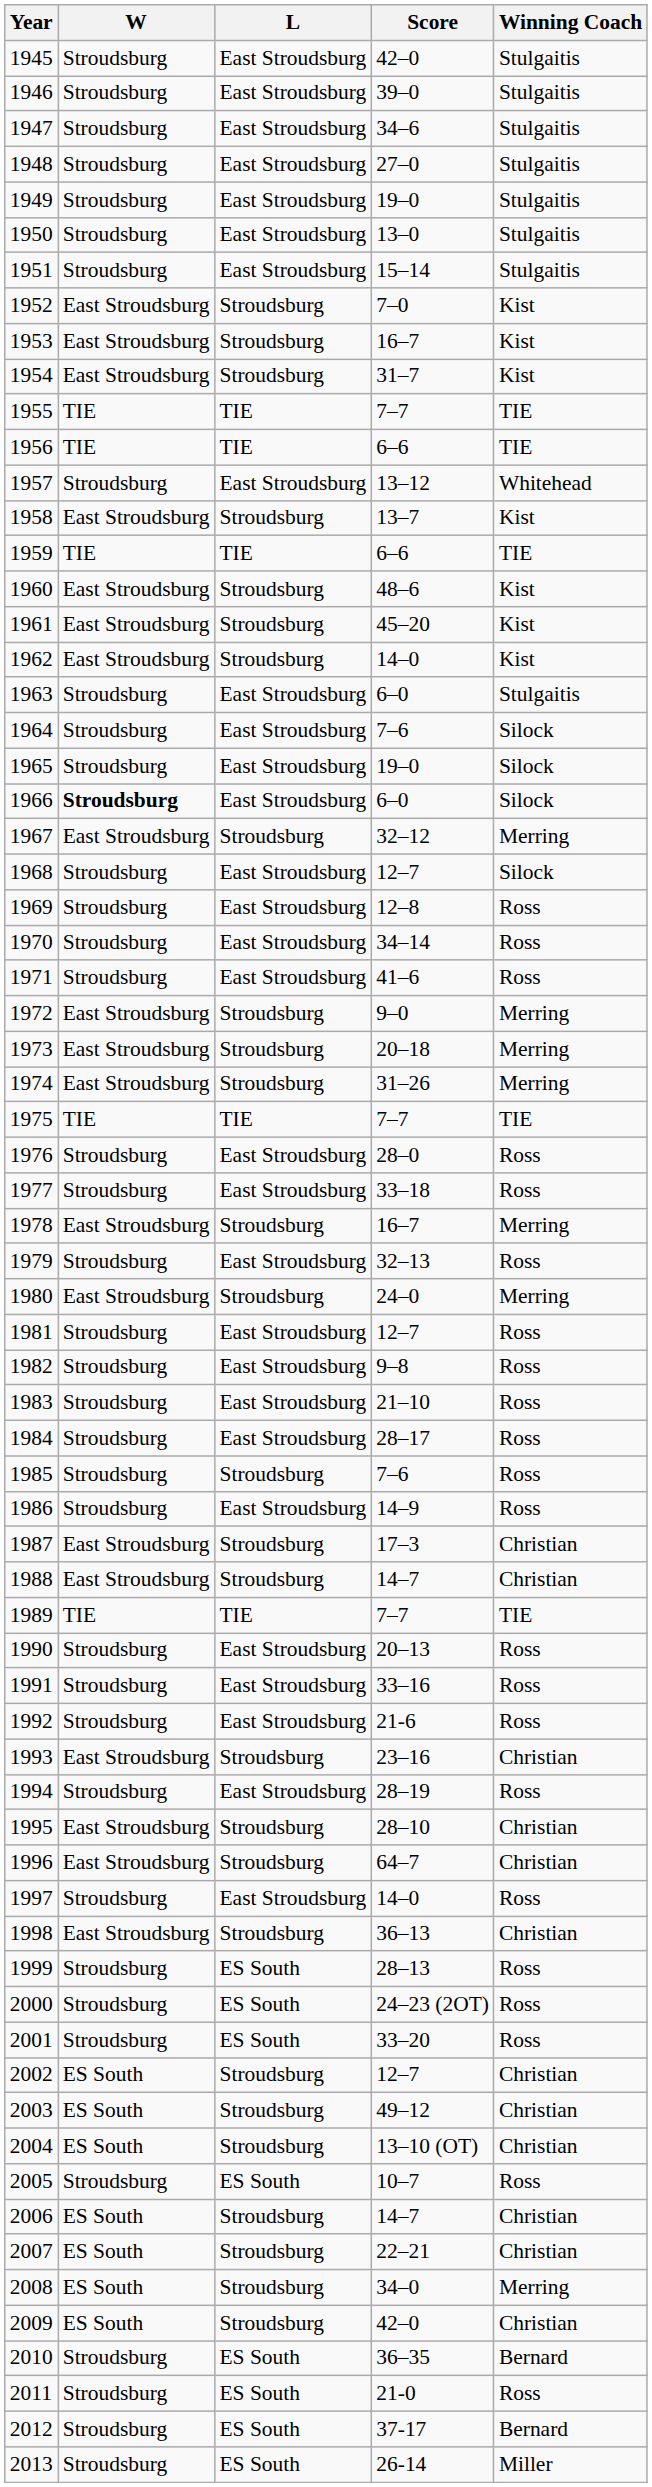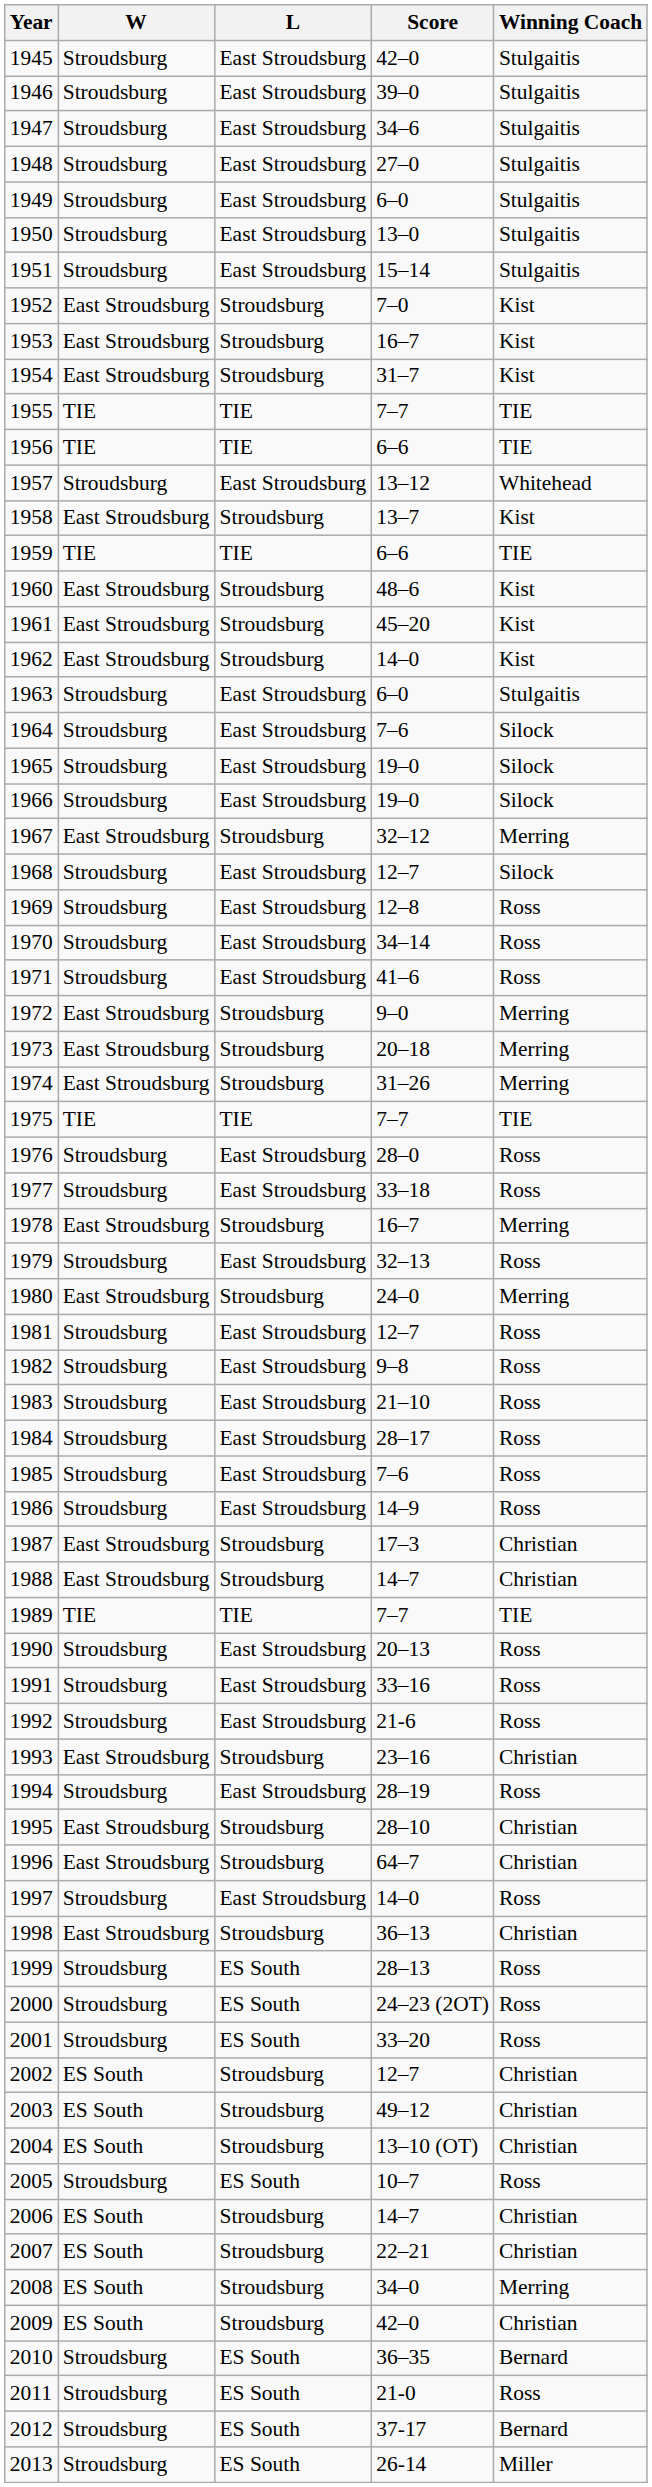(398, 199) 19–0 -> (392, 199) 6–0
(120, 801) bold -> (115, 801) normal
(392, 801) 6–0 -> (398, 801) 19–0
(272, 1473) Stroudsburg -> (293, 1473) East Stroudsburg
